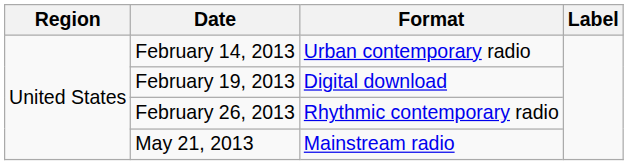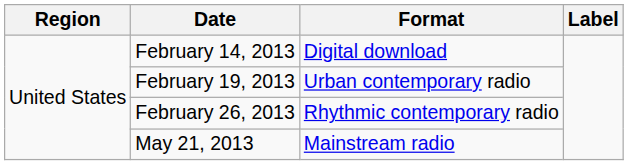(417, 50) Urban contemporary radio -> (375, 50) Digital download
(375, 81) Digital download -> (417, 81) Urban contemporary radio
